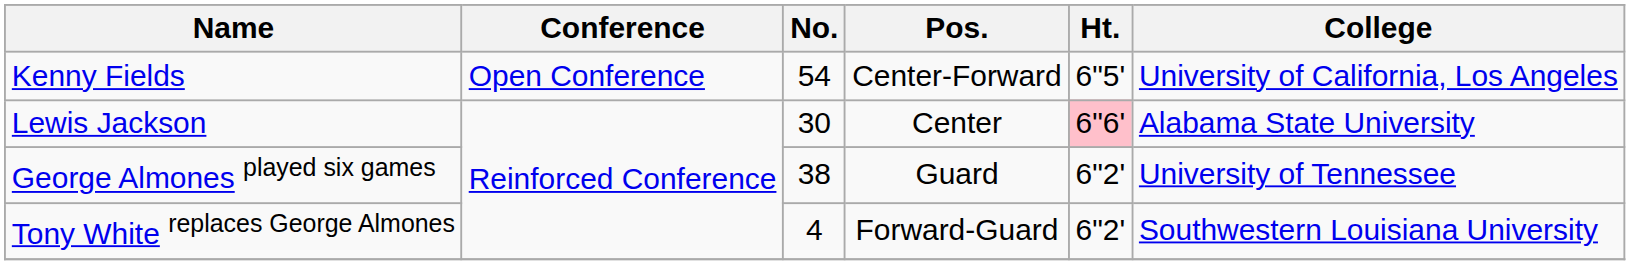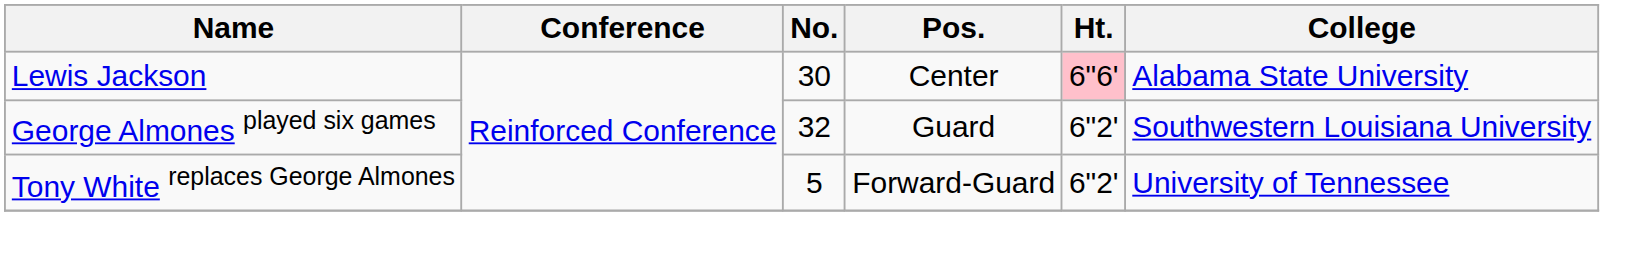- row: (98, 75)
(814, 174) 38 -> (814, 127) 32
(1297, 174) University of Tennessee -> (1362, 127) Southwestern Louisiana University
(814, 230) 4 -> (814, 182) 5
(1368, 230) Southwestern Louisiana University -> (1291, 182) University of Tennessee
